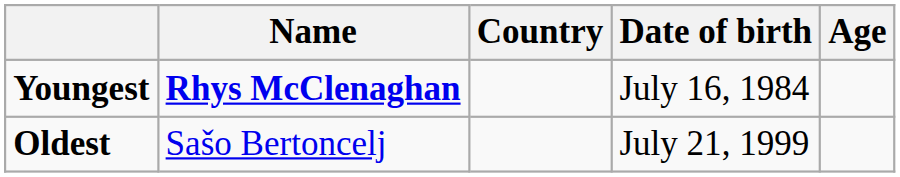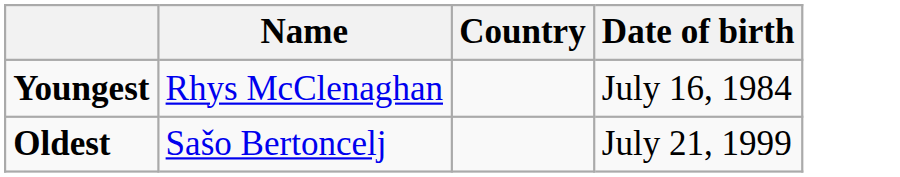- column: (857, 32)
(313, 87) bold -> (304, 87) normal
